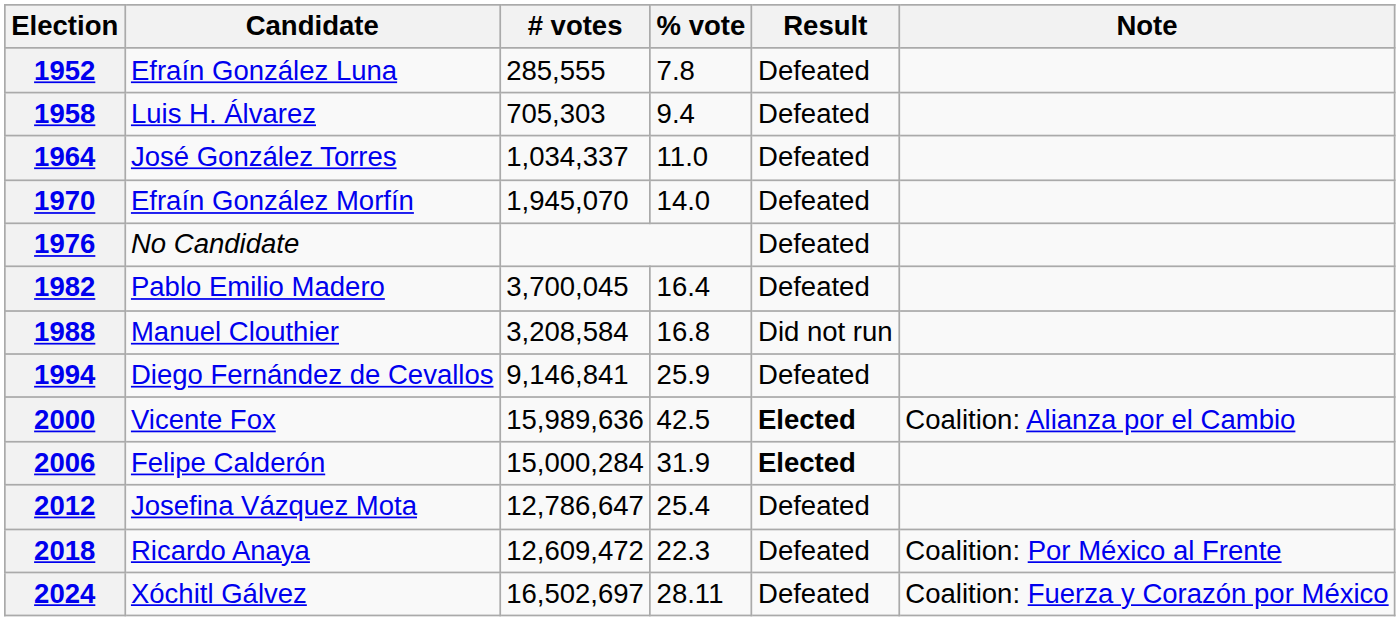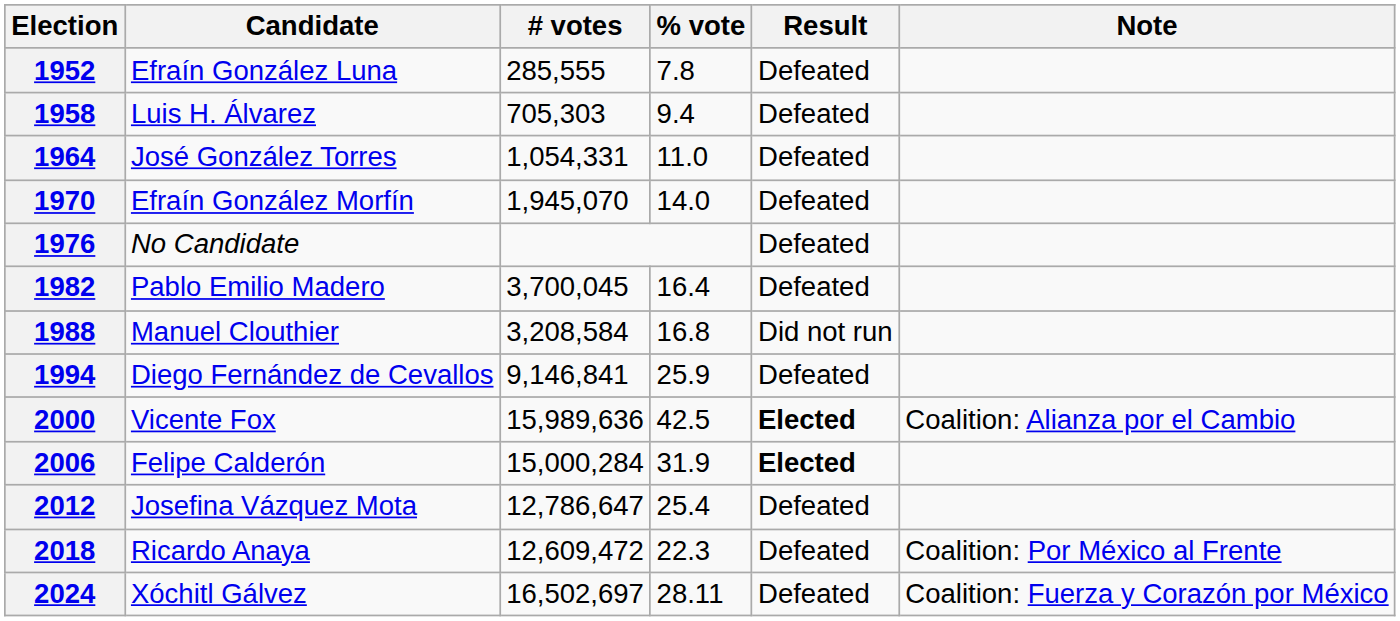(567, 157) 1,034,337 -> (567, 157) 1,054,331
